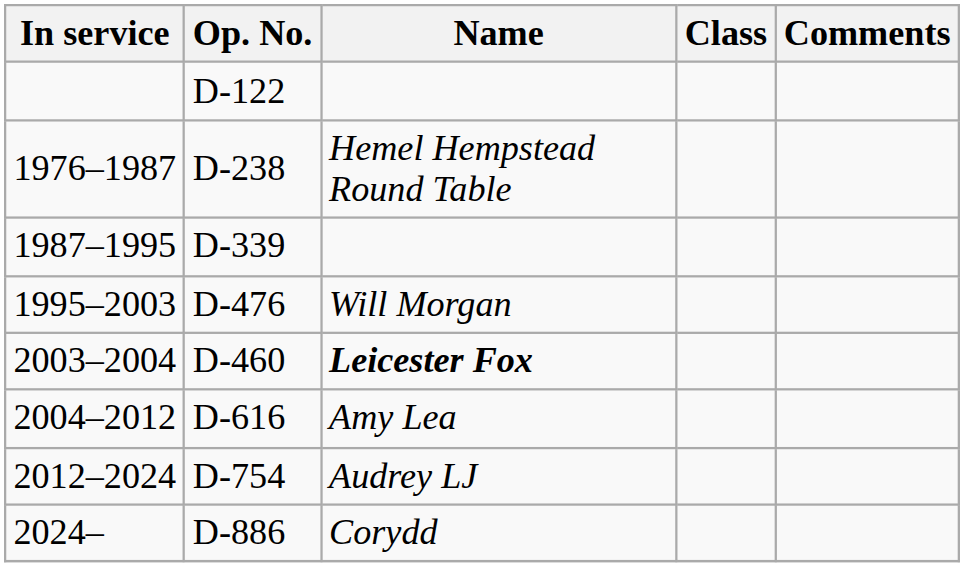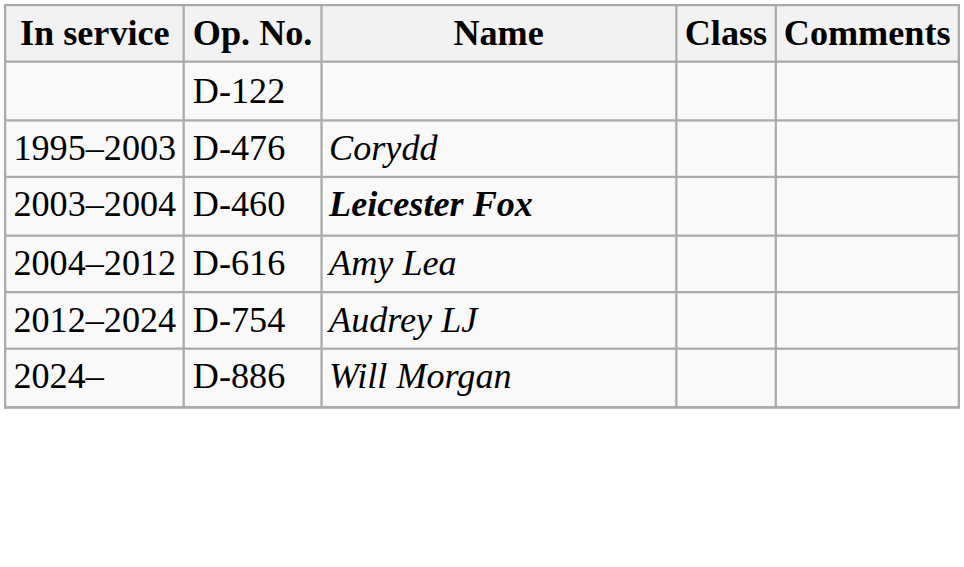- row: (95, 168)
- row: (95, 245)
(420, 303) Will Morgan -> (383, 147) Corydd
(383, 532) Corydd -> (420, 377) Will Morgan
